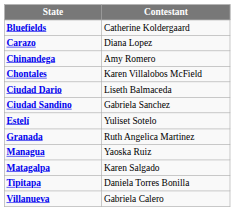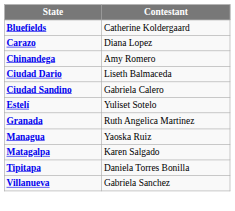- row: (27, 74)
(137, 105) Gabriela Sanchez -> (134, 90) Gabriela Calero
(134, 198) Gabriela Calero -> (137, 183) Gabriela Sanchez
